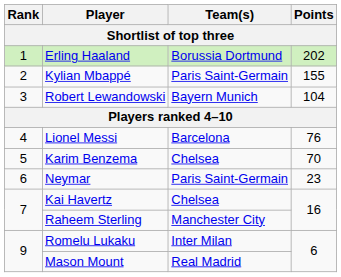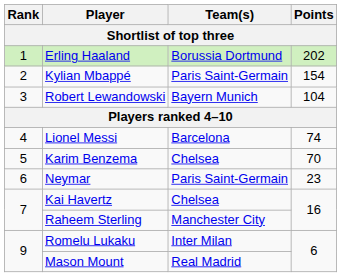(314, 76) 155 -> (314, 76) 154
(314, 138) 76 -> (314, 138) 74
